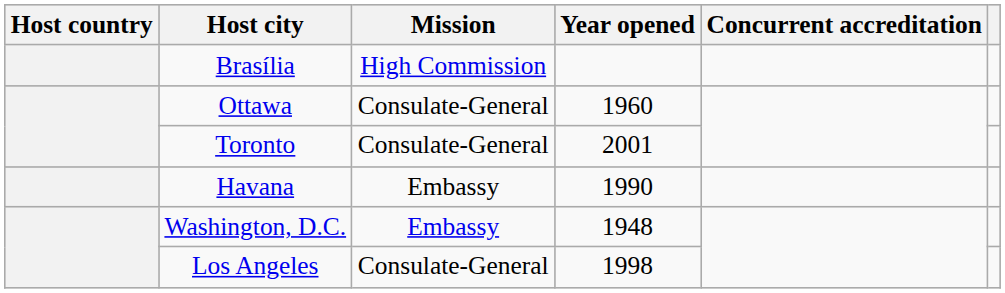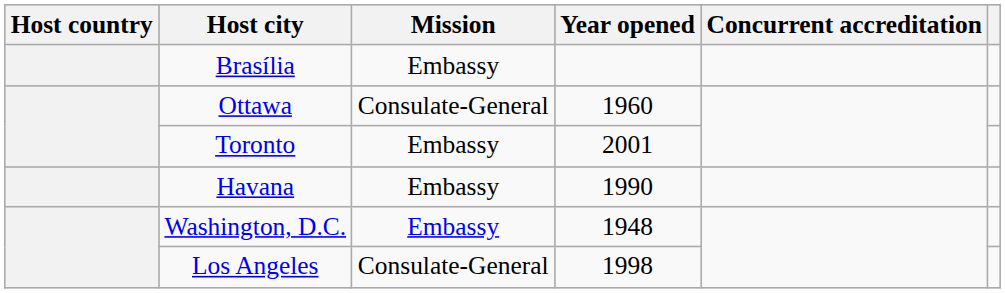(453, 65) High Commission -> (453, 65) Embassy
(453, 145) Consulate-General -> (453, 145) Embassy
